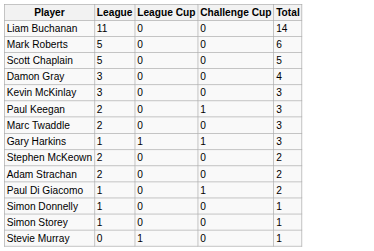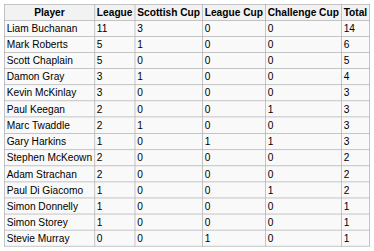+ column: (169, 13)
